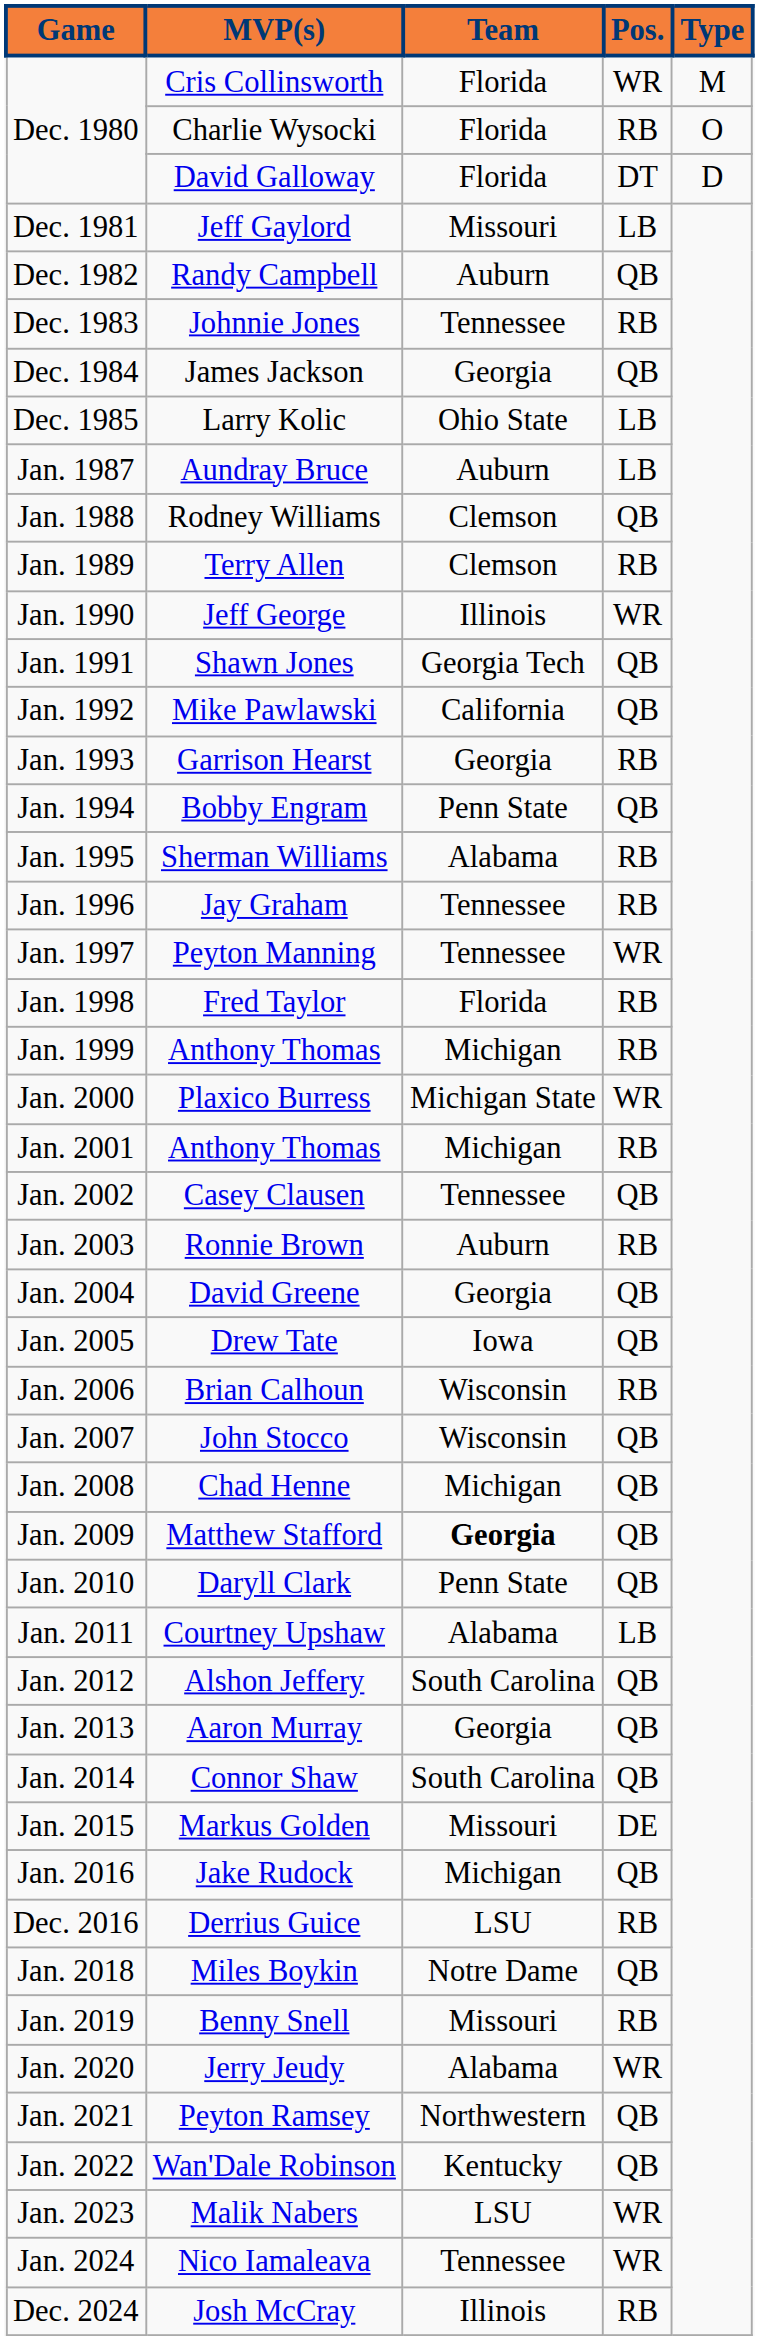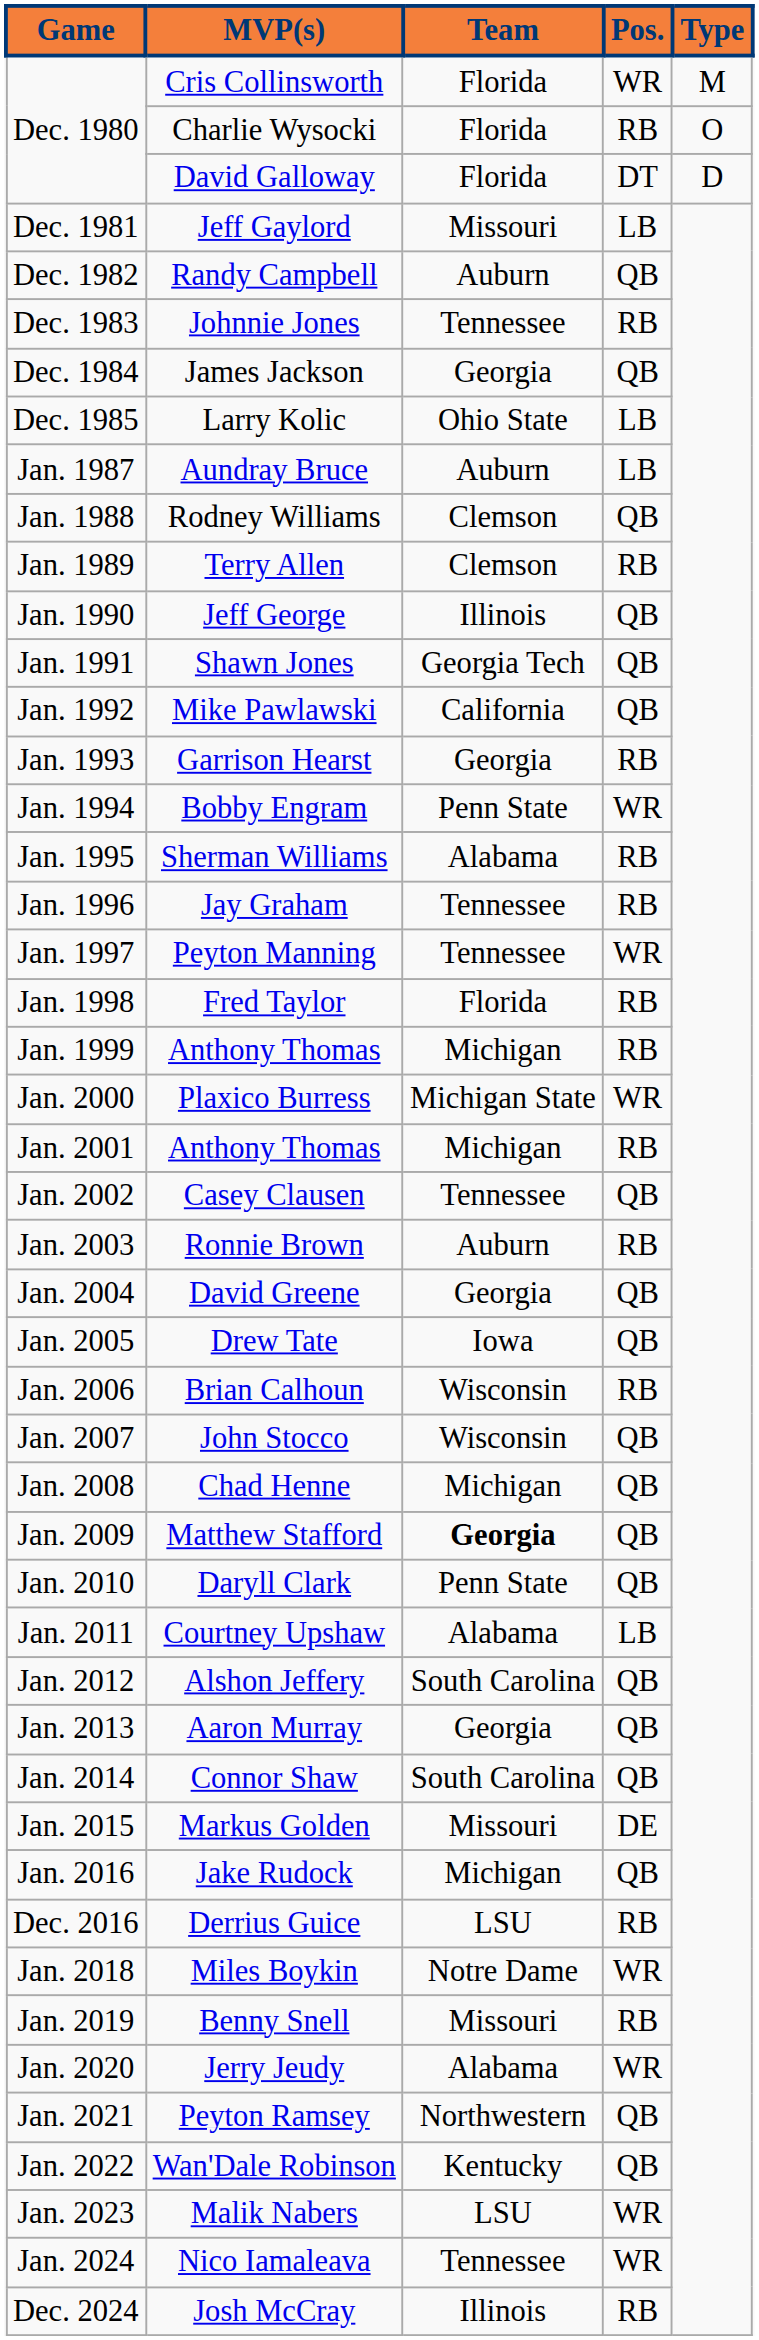(638, 614) WR -> (638, 614) QB
(638, 808) QB -> (638, 808) WR
(638, 1971) QB -> (638, 1971) WR
